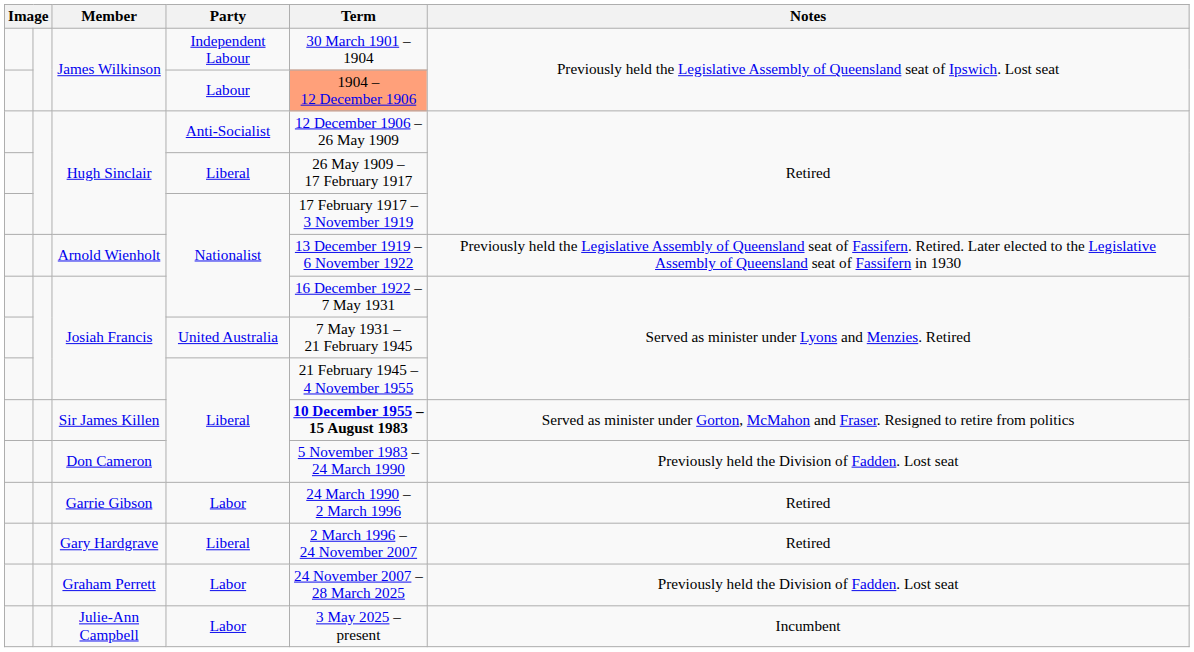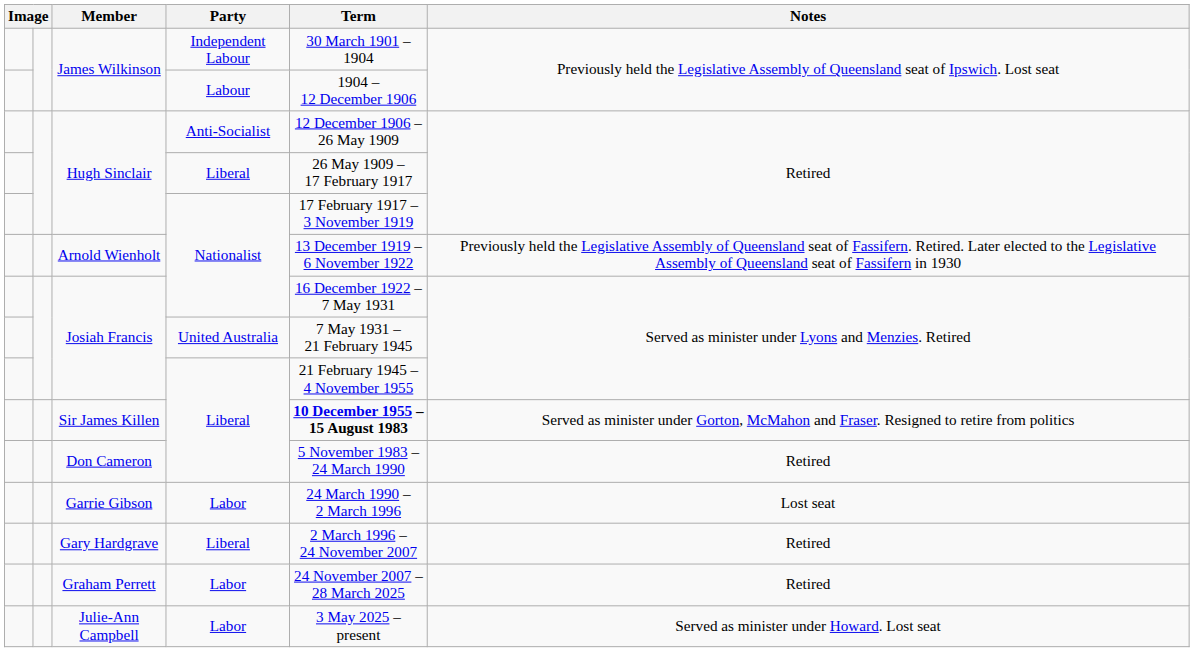(358, 90) lightsalmon background -> (358, 90) no background
(808, 461) Previously held the Division of Fadden. Lost seat -> (808, 461) Retired
(808, 502) Retired -> (808, 502) Lost seat
(808, 584) Previously held the Division of Fadden. Lost seat -> (808, 584) Retired
(808, 626) Incumbent -> (808, 626) Served as minister under Howard. Lost seat
